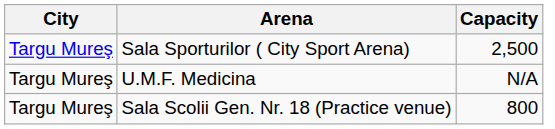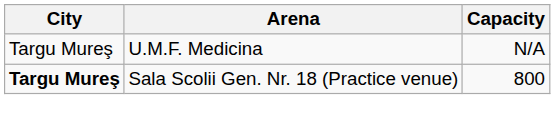- row: (266, 49)
(61, 108) normal -> (64, 78) bold
